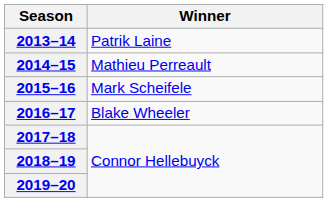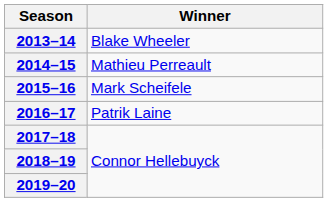(131, 40) Patrik Laine -> (140, 40) Blake Wheeler
(140, 112) Blake Wheeler -> (131, 112) Patrik Laine
